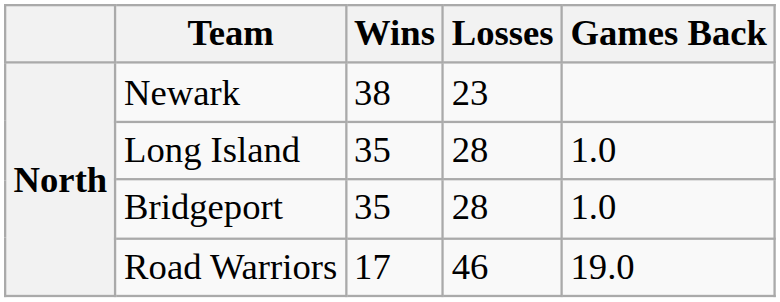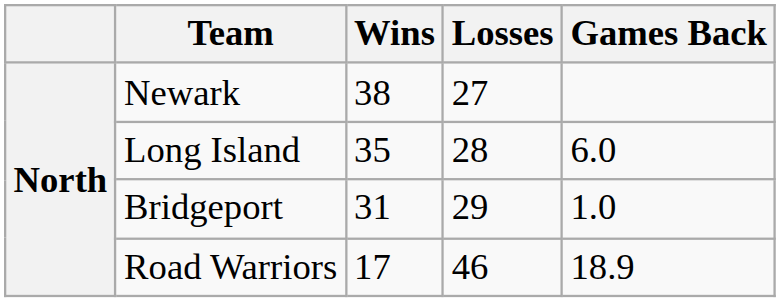(470, 91) 23 -> (470, 91) 27
(593, 149) 1.0 -> (593, 149) 6.0
(372, 207) 35 -> (372, 207) 31
(470, 207) 28 -> (470, 207) 29
(603, 265) 19.0 -> (603, 265) 18.9
